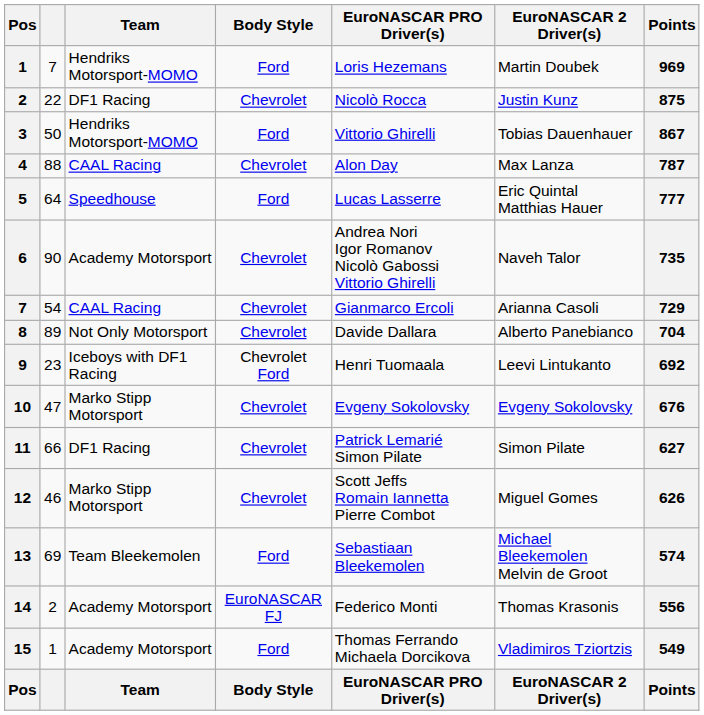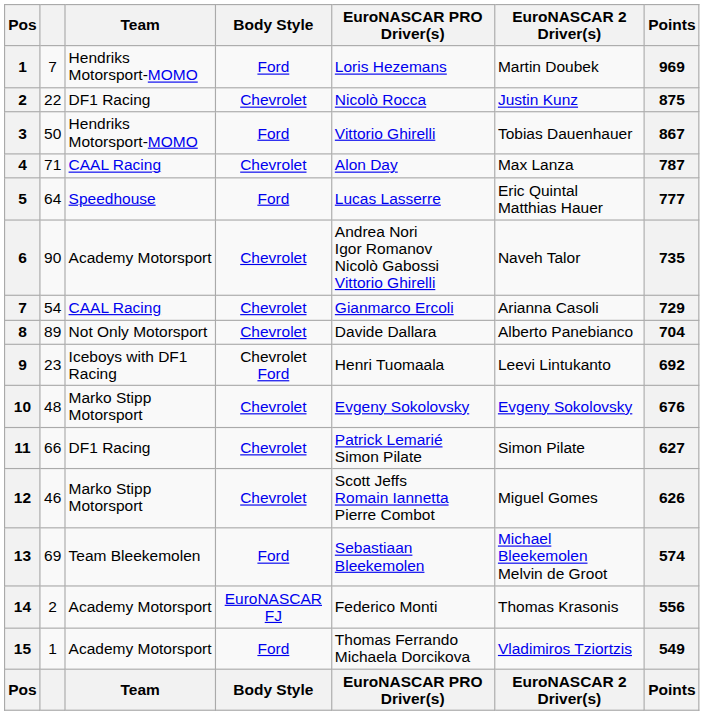(53, 165) 88 -> (53, 165) 71
(53, 406) 47 -> (53, 406) 48
